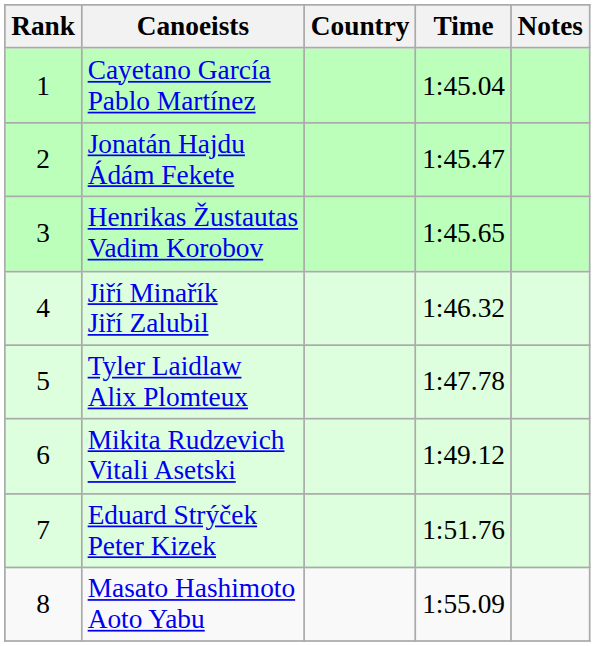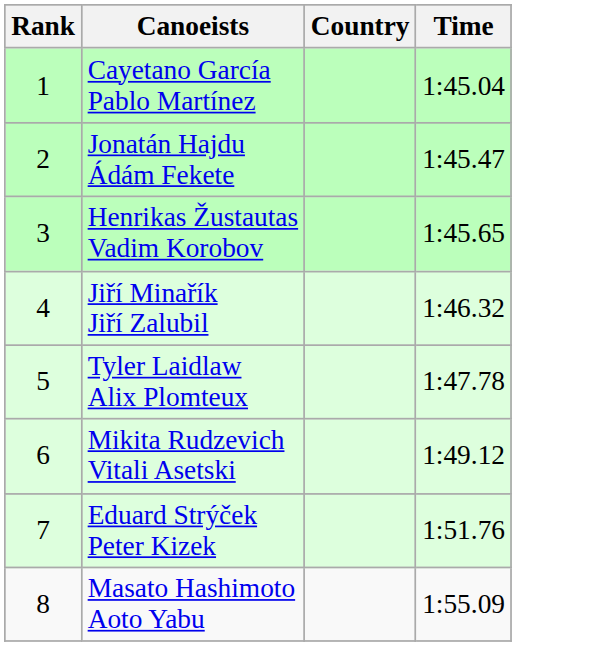- column: (550, 26)
